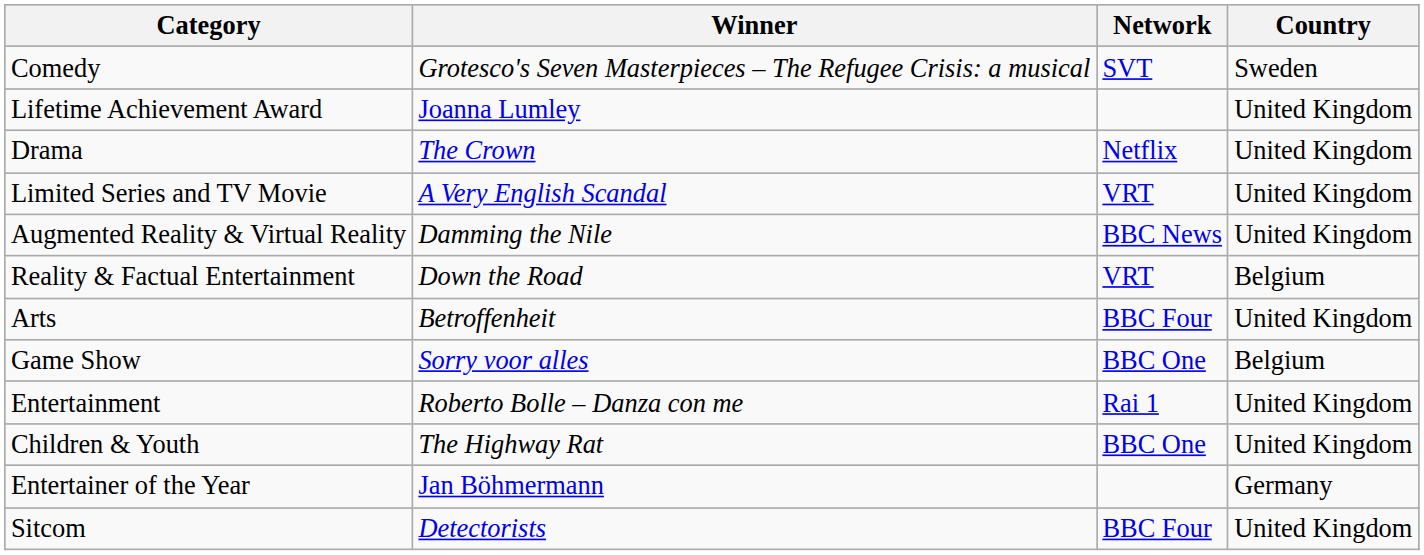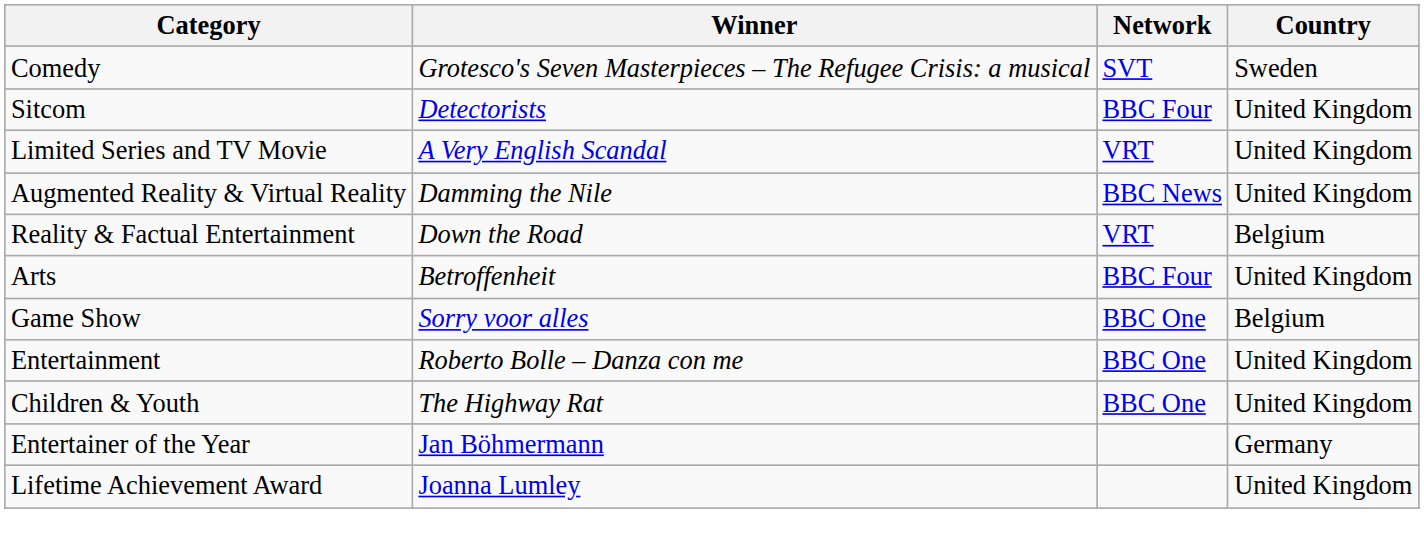rows swapped: (48, 527) <-> (167, 109)
- row: (47, 151)
(1131, 402) Rai 1 -> (1154, 360) BBC One
